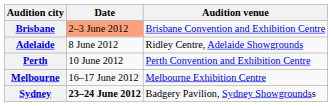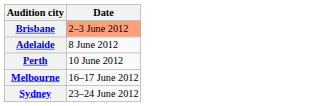- column: (235, 12)
(105, 93) bold -> (104, 93) normal
